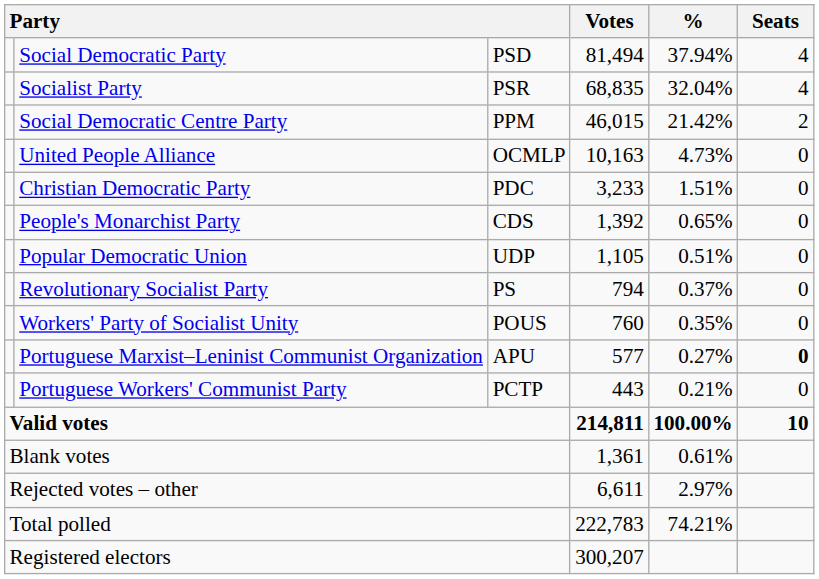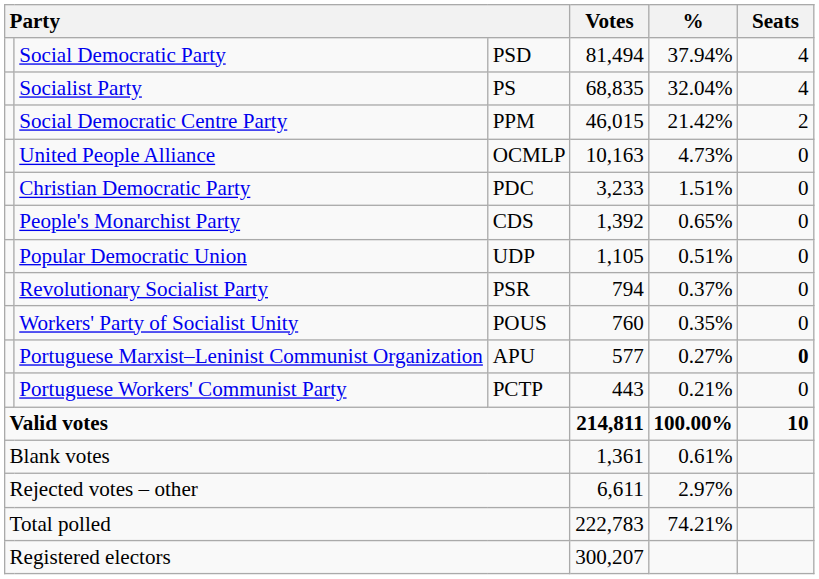(511, 88) PSR -> (504, 88) PS
(504, 289) PS -> (511, 289) PSR
